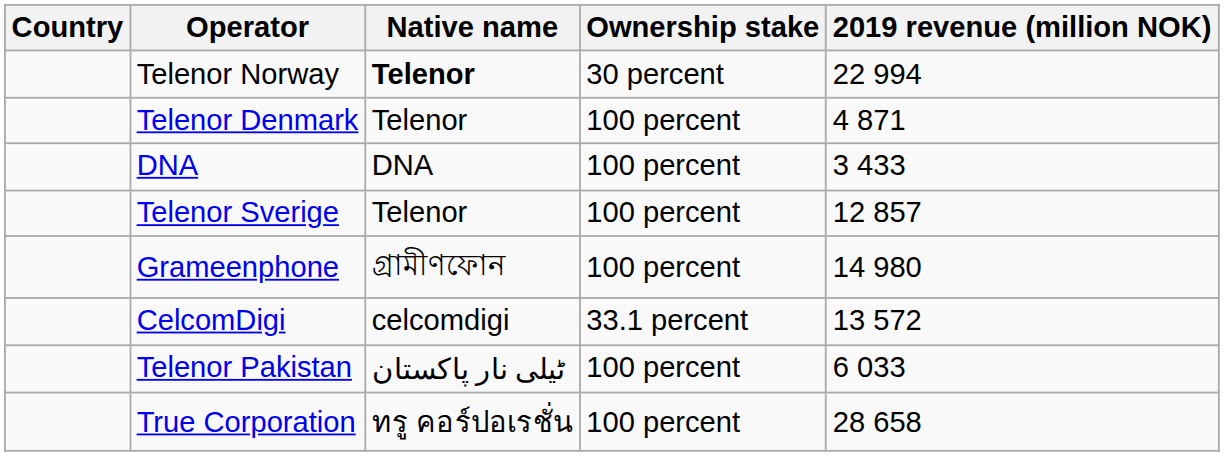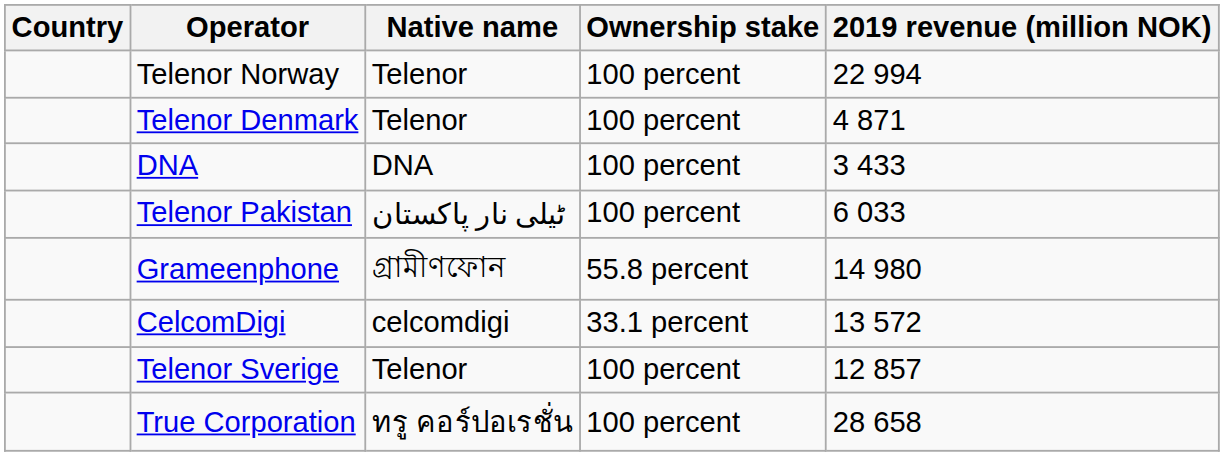(423, 73) bold -> (420, 73) normal
(655, 73) 30 percent -> (663, 73) 100 percent
rows swapped: (238, 212) <-> (244, 368)
(663, 266) 100 percent -> (667, 268) 55.8 percent
